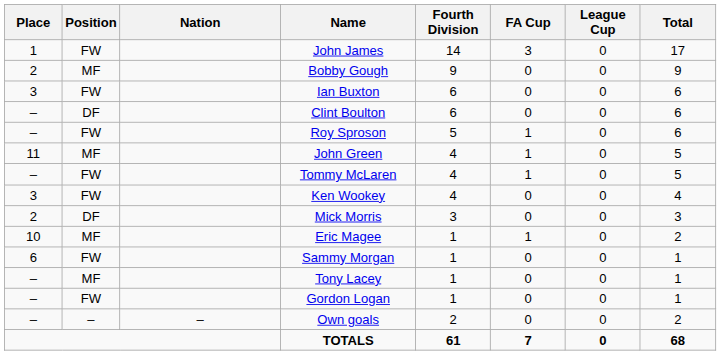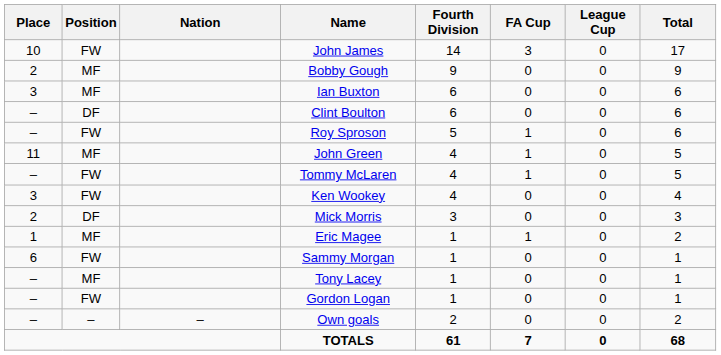(33, 50) 1 -> (33, 50) 10
(91, 92) FW -> (91, 92) MF
(33, 237) 10 -> (33, 237) 1
